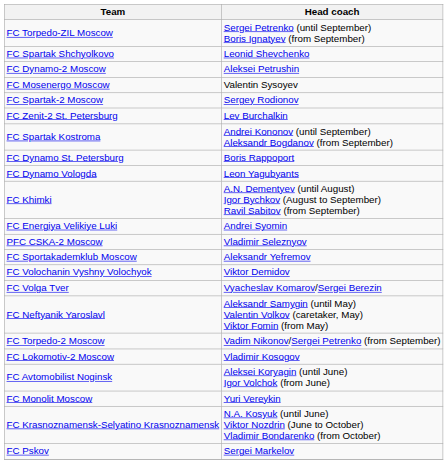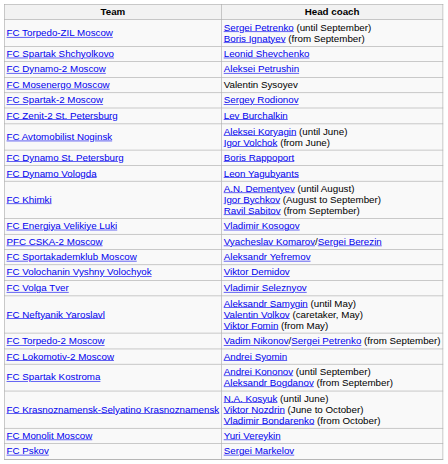rows swapped: (59, 377) <-> (53, 137)
(255, 226) Andrei Syomin -> (262, 226) Vladimir Kosogov
(265, 241) Vladimir Seleznyov -> (303, 241) Vyacheslav Komarov/Sergei Berezin
(303, 288) Vyacheslav Komarov/Sergei Berezin -> (265, 288) Vladimir Seleznyov
(262, 356) Vladimir Kosogov -> (255, 356) Andrei Syomin
rows swapped: (113, 425) <-> (49, 398)
